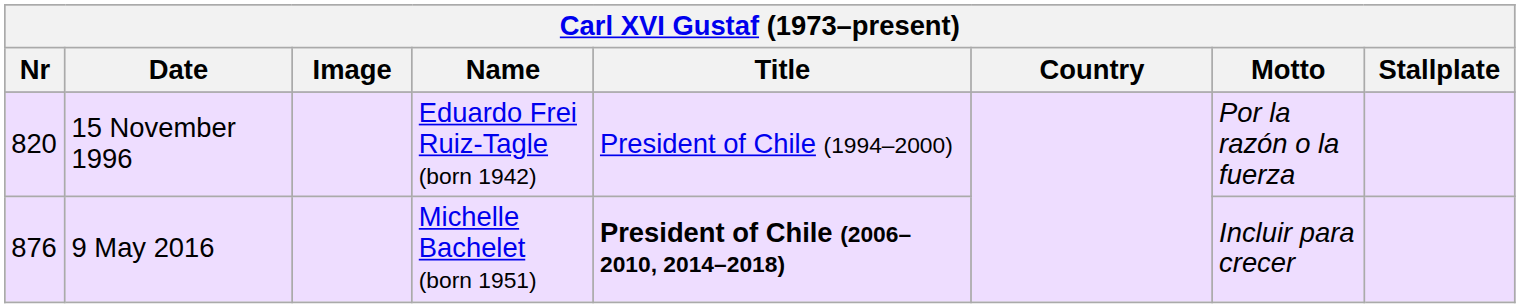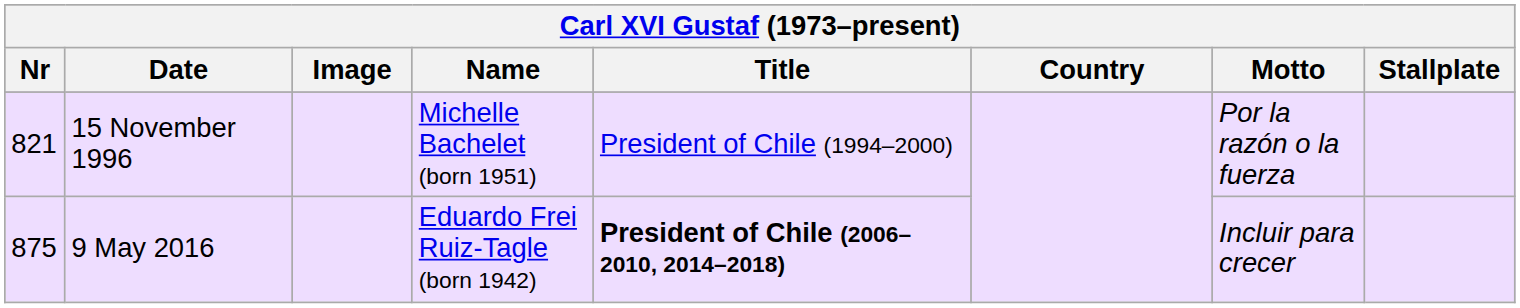(34, 143) 820 -> (34, 143) 821
(498, 143) Eduardo Frei Ruiz-Tagle (born 1942) -> (478, 143) Michelle Bachelet (born 1951)
(34, 248) 876 -> (34, 248) 875
(478, 248) Michelle Bachelet (born 1951) -> (498, 248) Eduardo Frei Ruiz-Tagle (born 1942)
